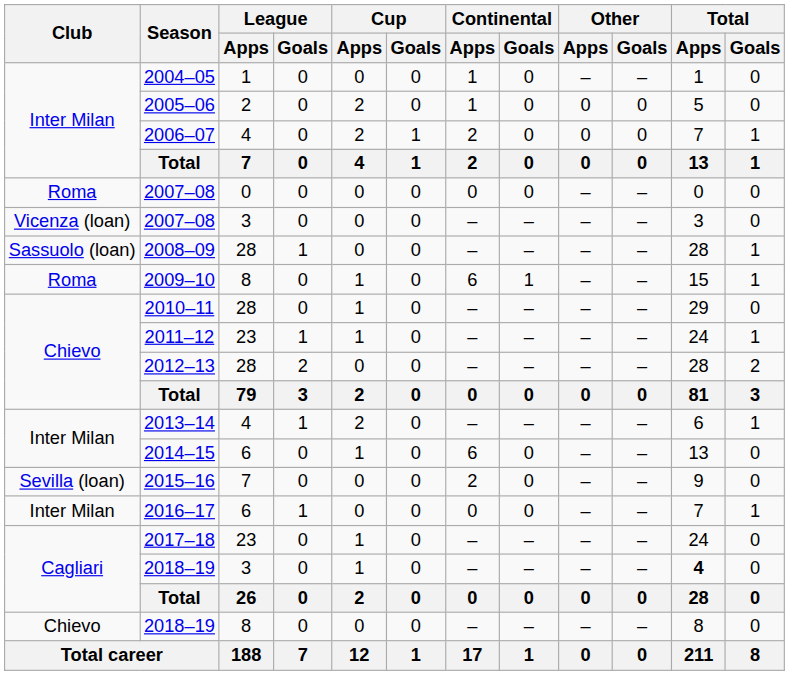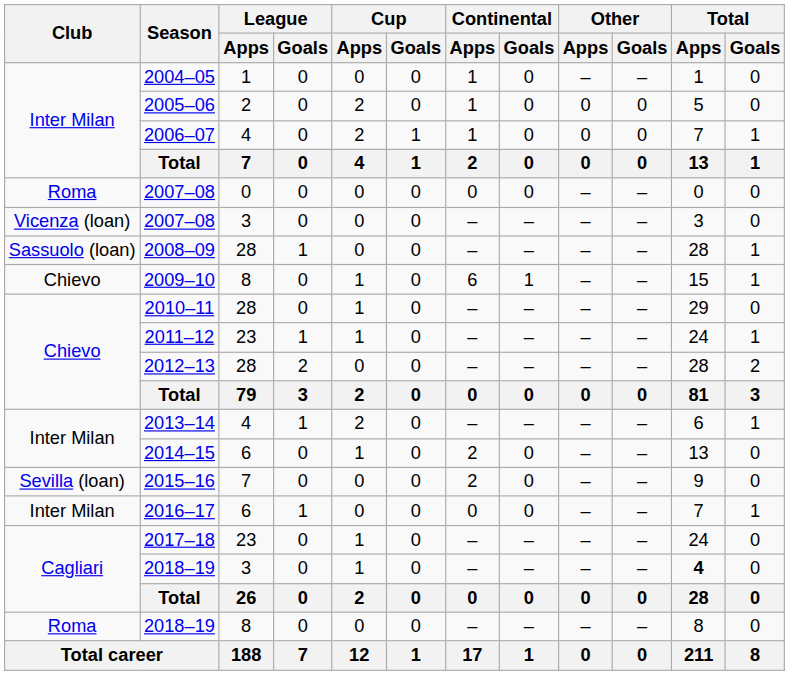(472, 134) 2 -> (472, 134) 1
(72, 279) Roma -> (72, 279) Chievo
(472, 452) 6 -> (472, 452) 2
(72, 626) Chievo -> (72, 626) Roma
